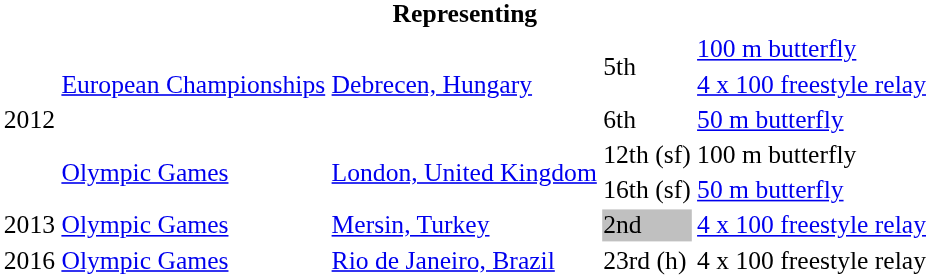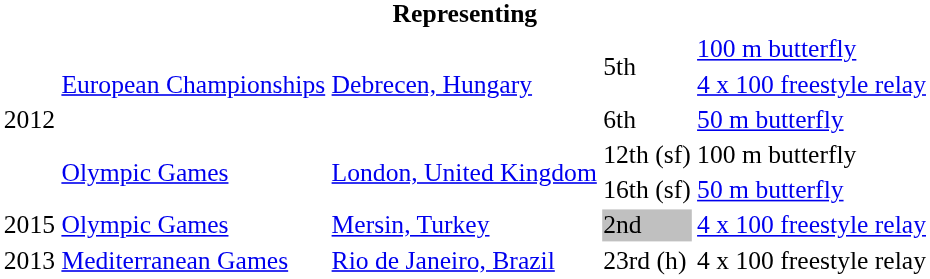(29, 225) 2013 -> (29, 225) 2015
(29, 260) 2016 -> (29, 260) 2013
(145, 260) Olympic Games -> (175, 260) Mediterranean Games
